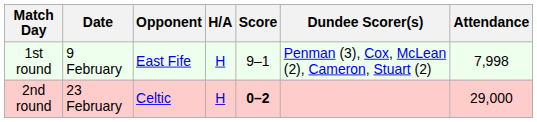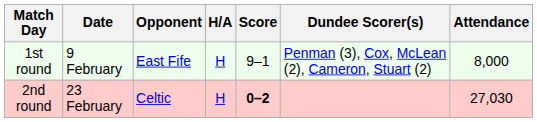(491, 61) 7,998 -> (491, 61) 8,000
(491, 98) 29,000 -> (491, 98) 27,030
